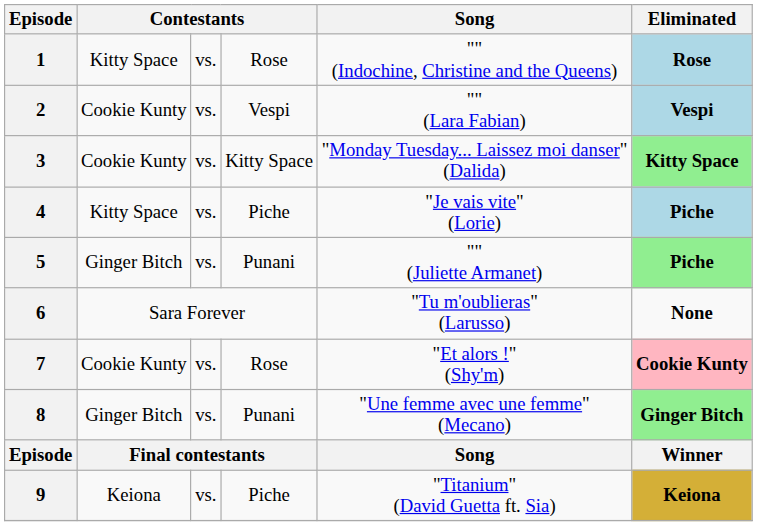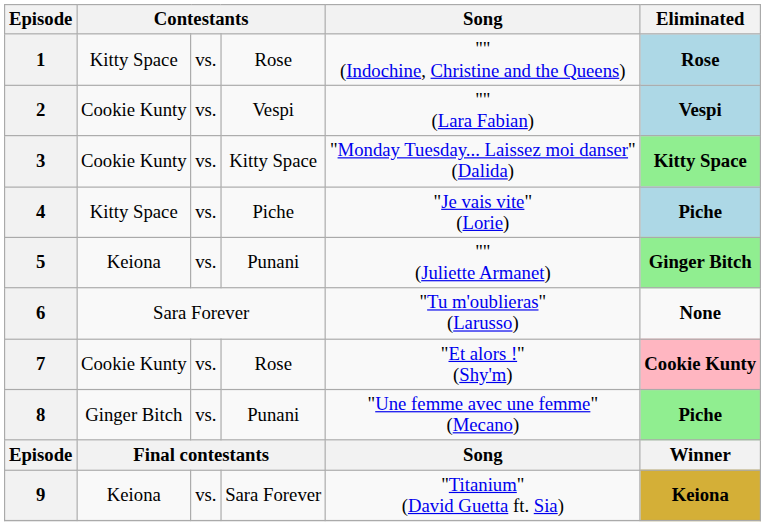(134, 262) Ginger Bitch -> (134, 262) Keiona
(692, 262) Piche -> (700, 262) Ginger Bitch
(692, 414) Ginger Bitch -> (700, 414) Piche
(269, 495) Piche -> (273, 495) Sara Forever
